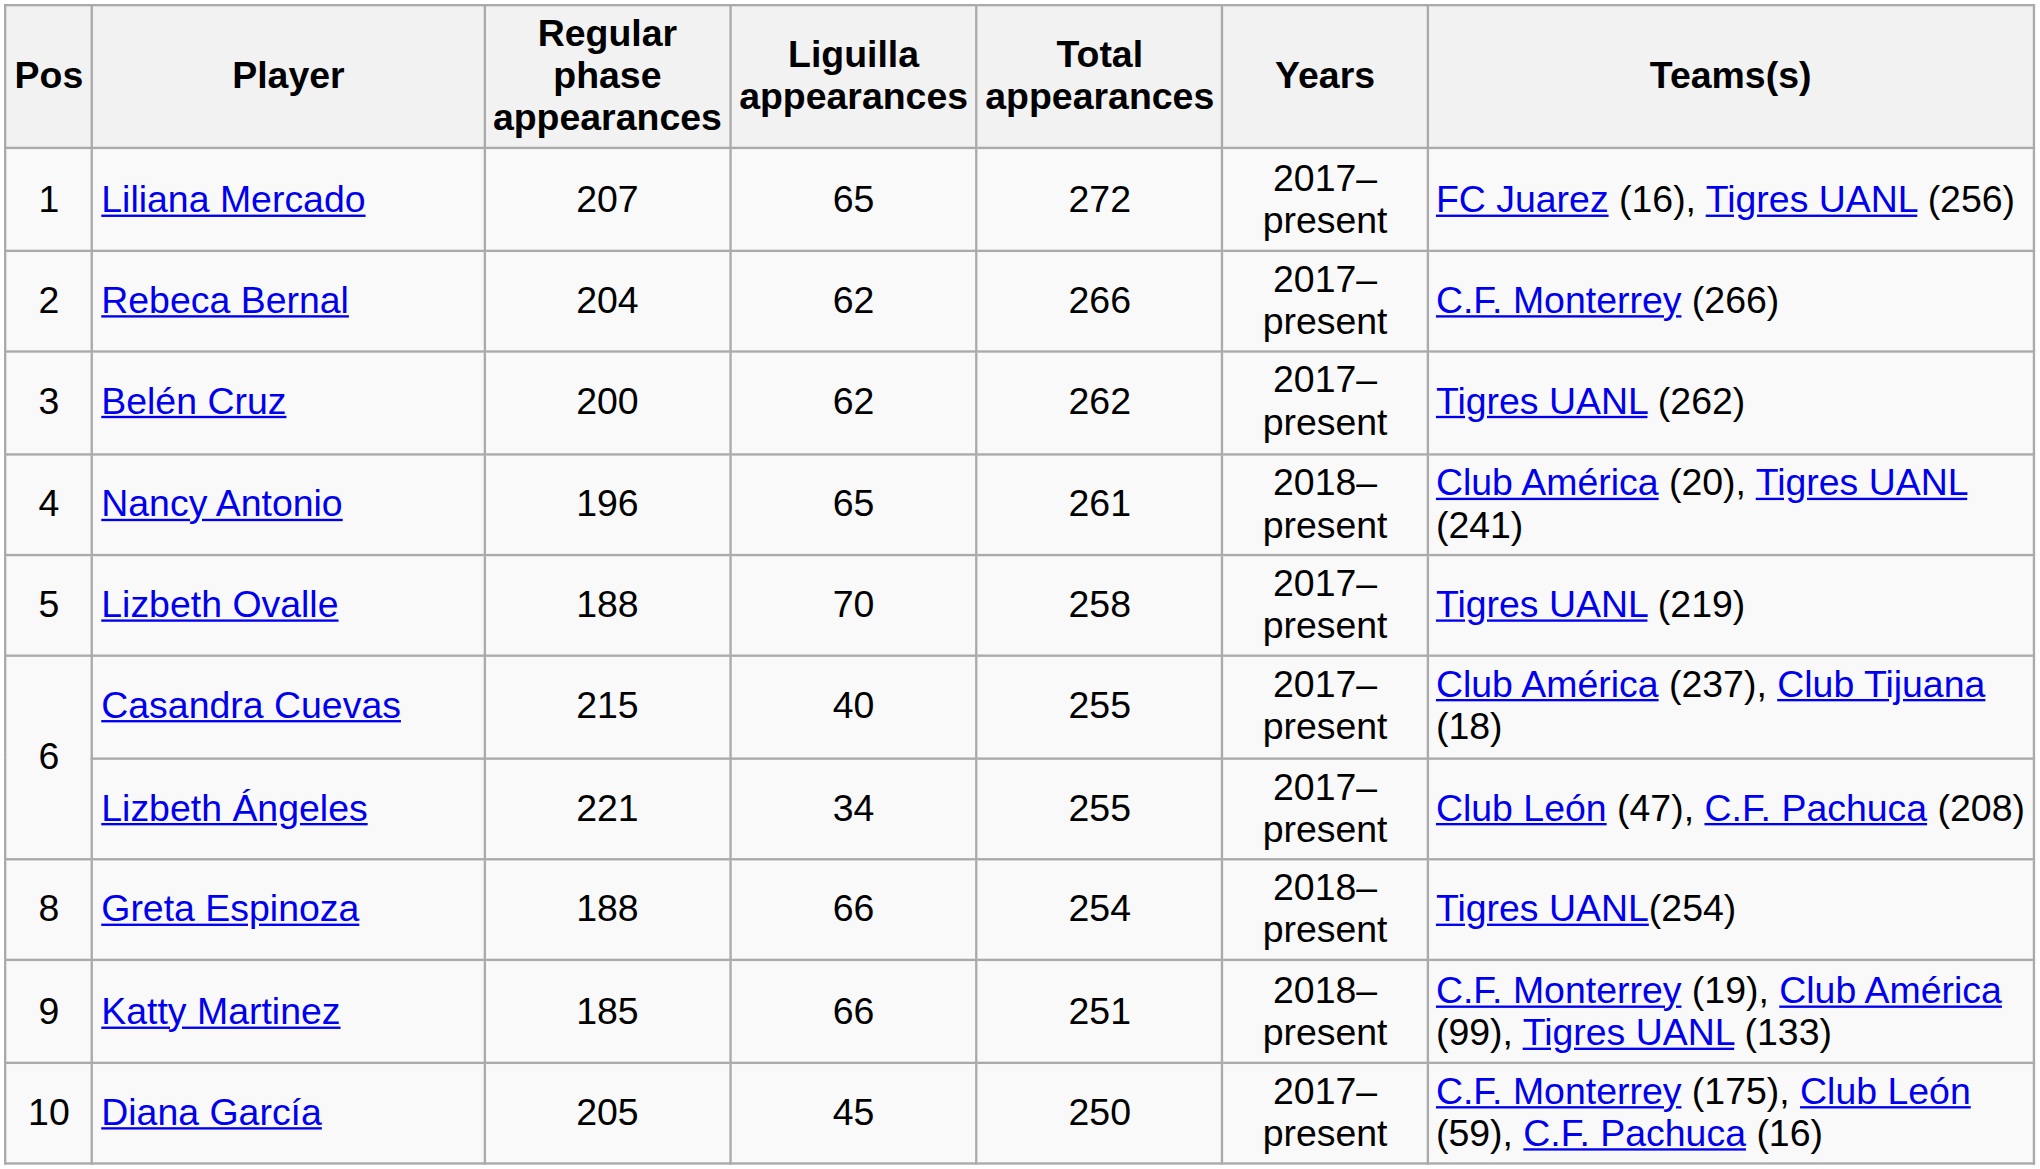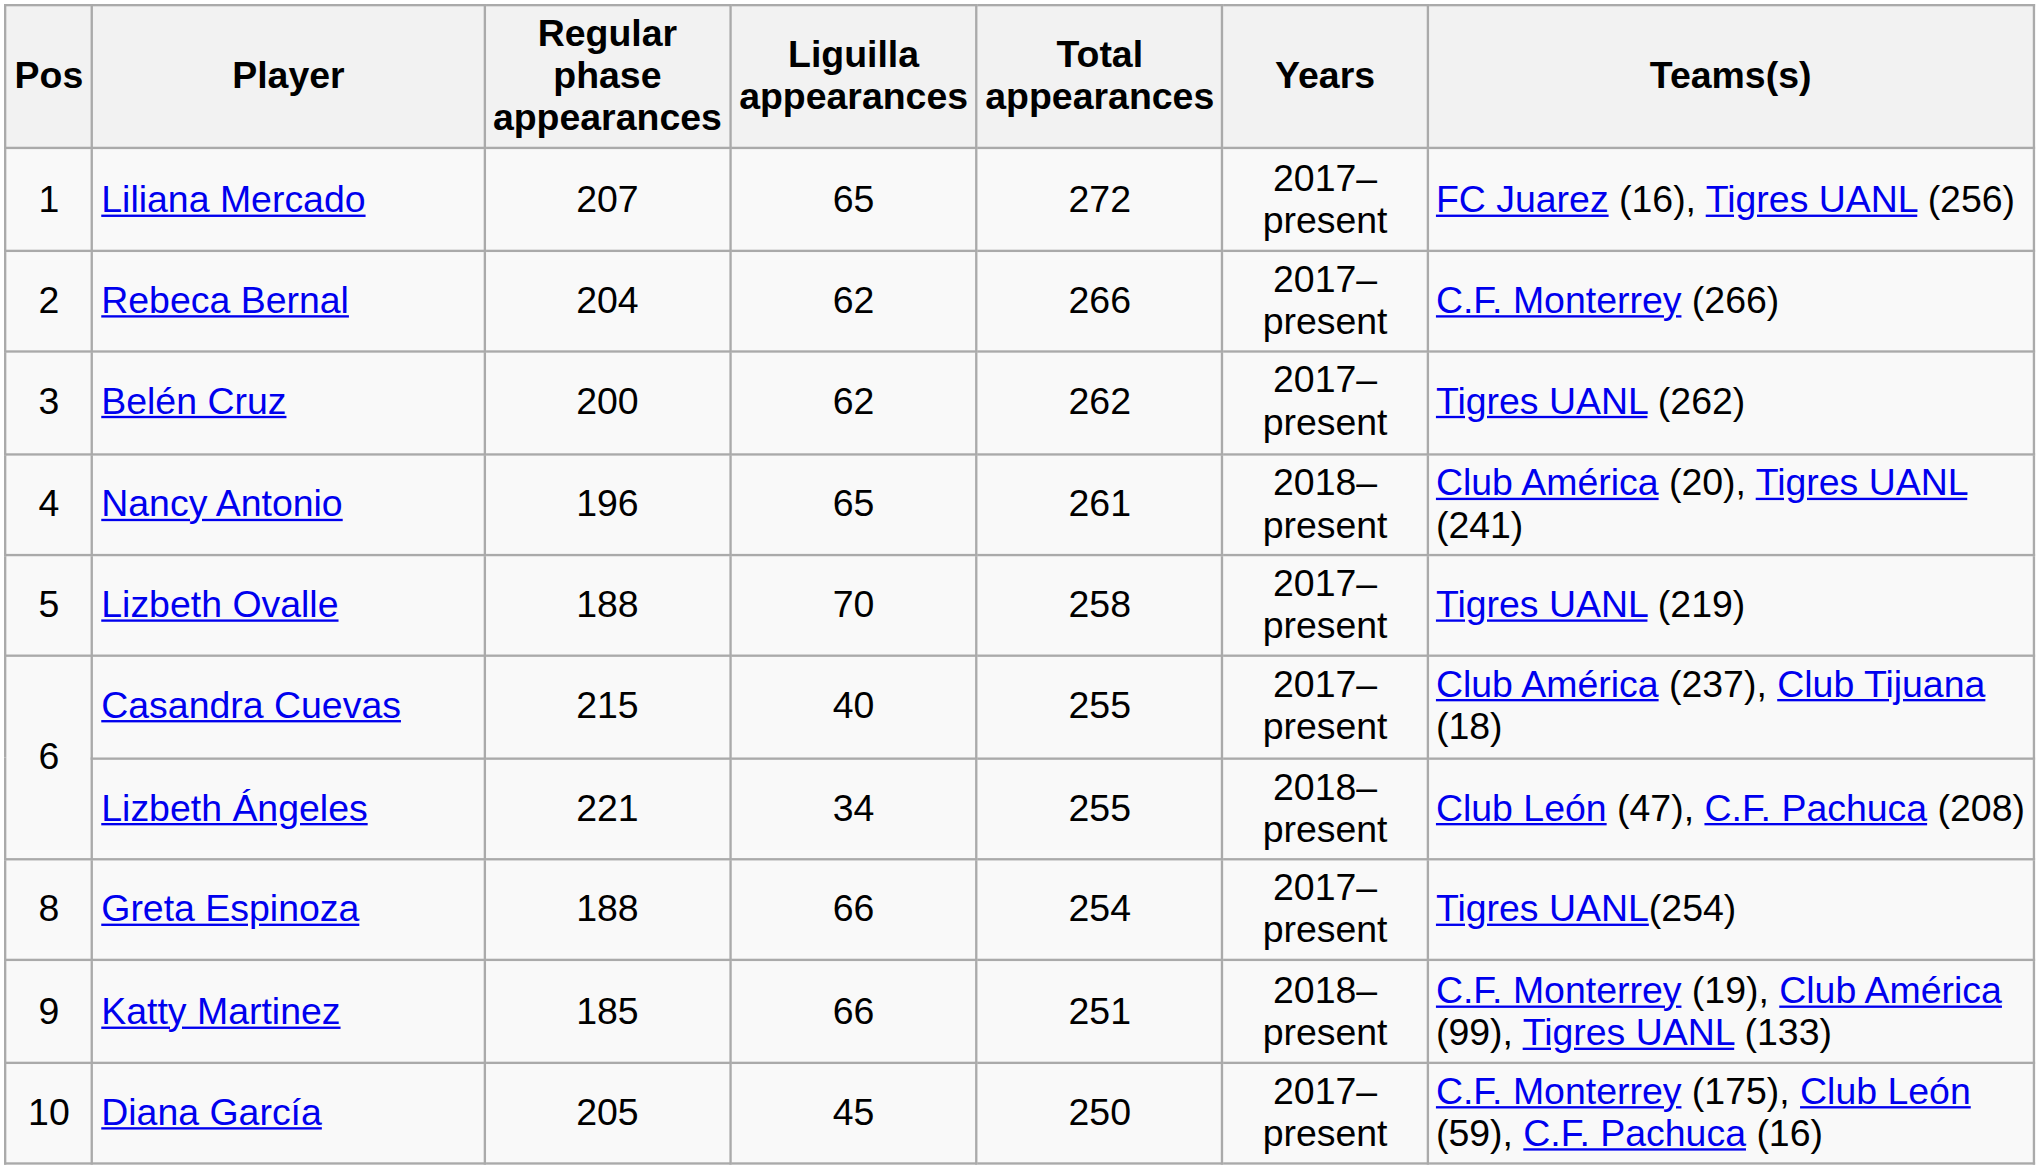(1325, 807) 2017–present -> (1325, 807) 2018–present
(1325, 909) 2018–present -> (1325, 909) 2017–present
